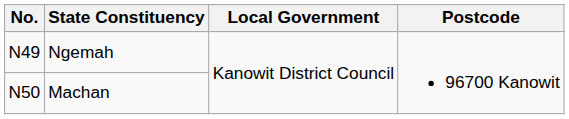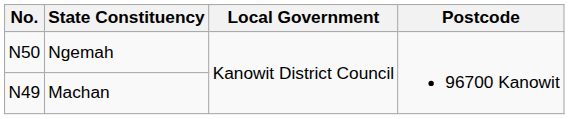(24, 52) N49 -> (24, 52) N50
(24, 92) N50 -> (24, 92) N49
